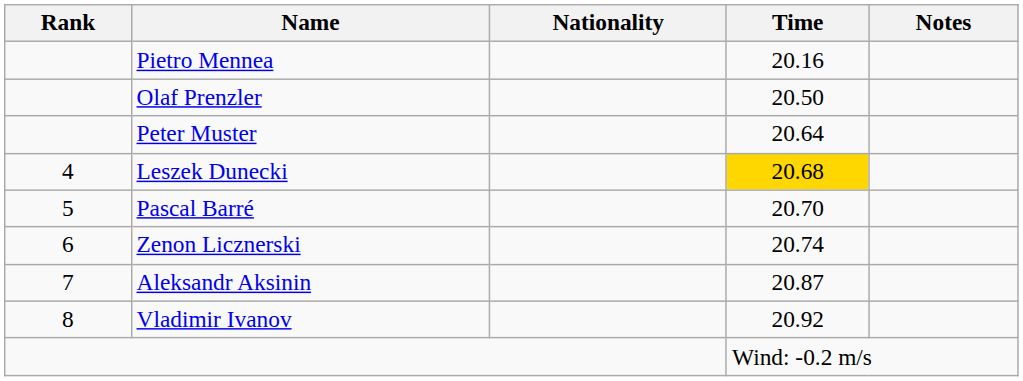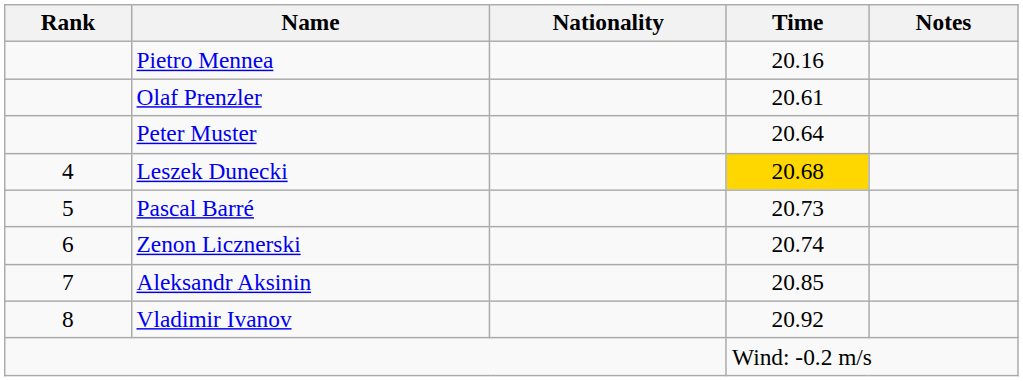(798, 97) 20.50 -> (798, 97) 20.61
(798, 208) 20.70 -> (798, 208) 20.73
(798, 282) 20.87 -> (798, 282) 20.85
